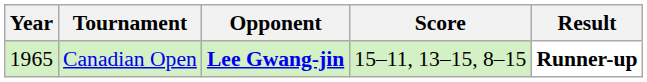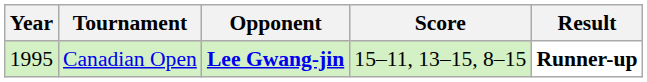(31, 58) 1965 -> (31, 58) 1995
